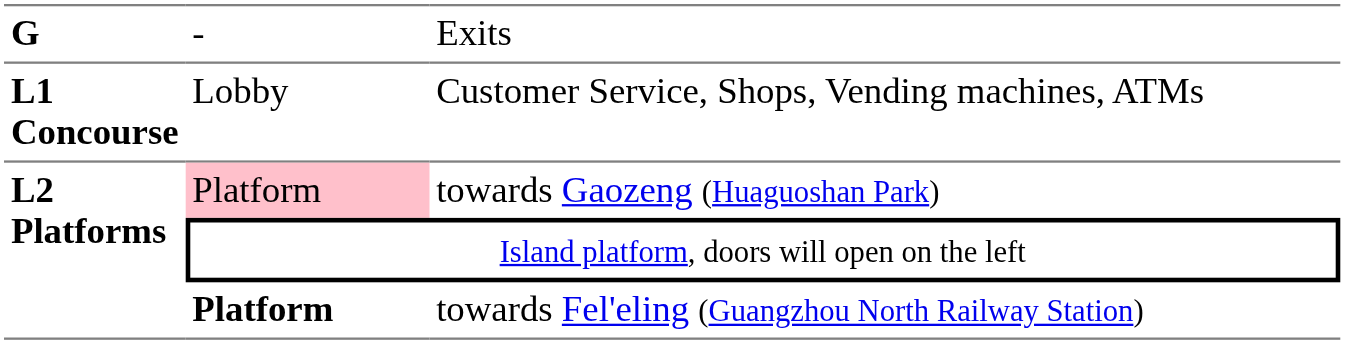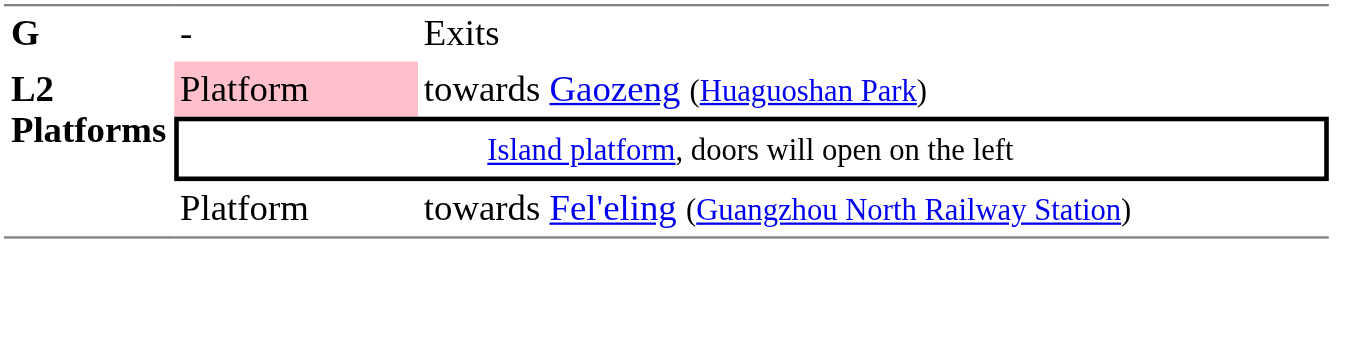- row: (820, 90)
(263, 309) bold -> (244, 208) normal
